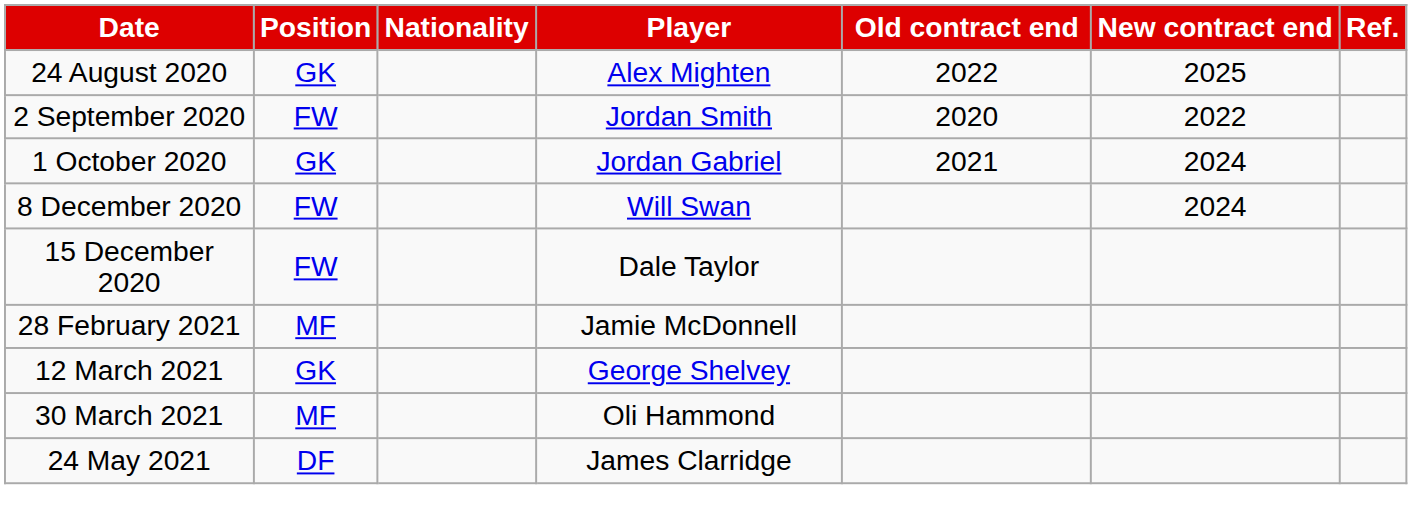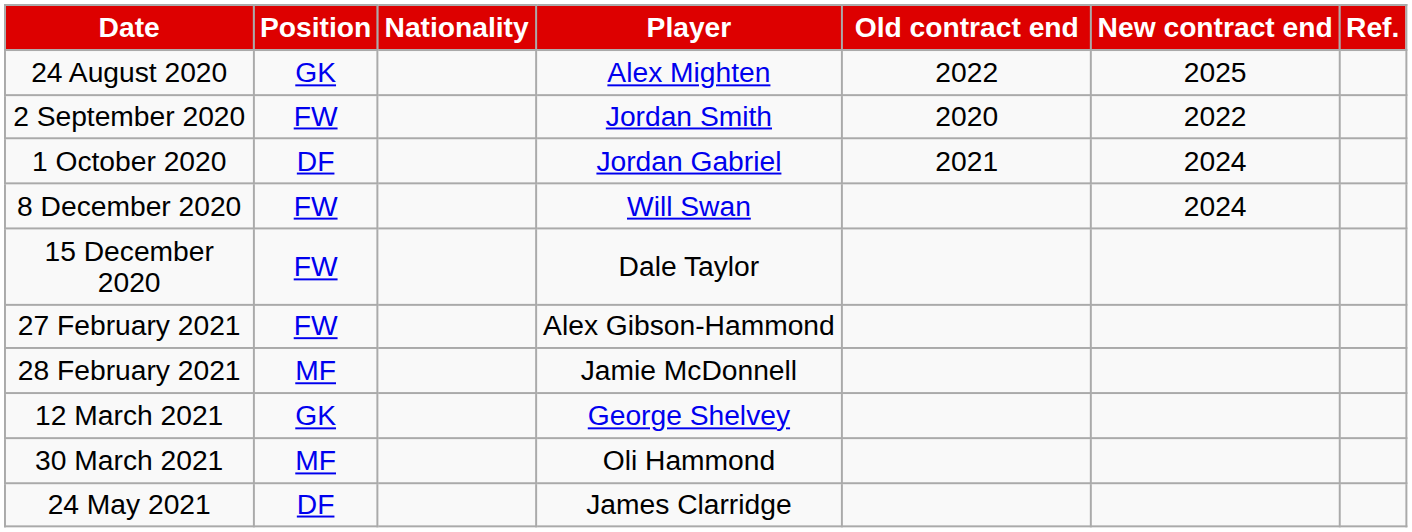(316, 161) GK -> (316, 161) DF
+ row: (129, 327)
